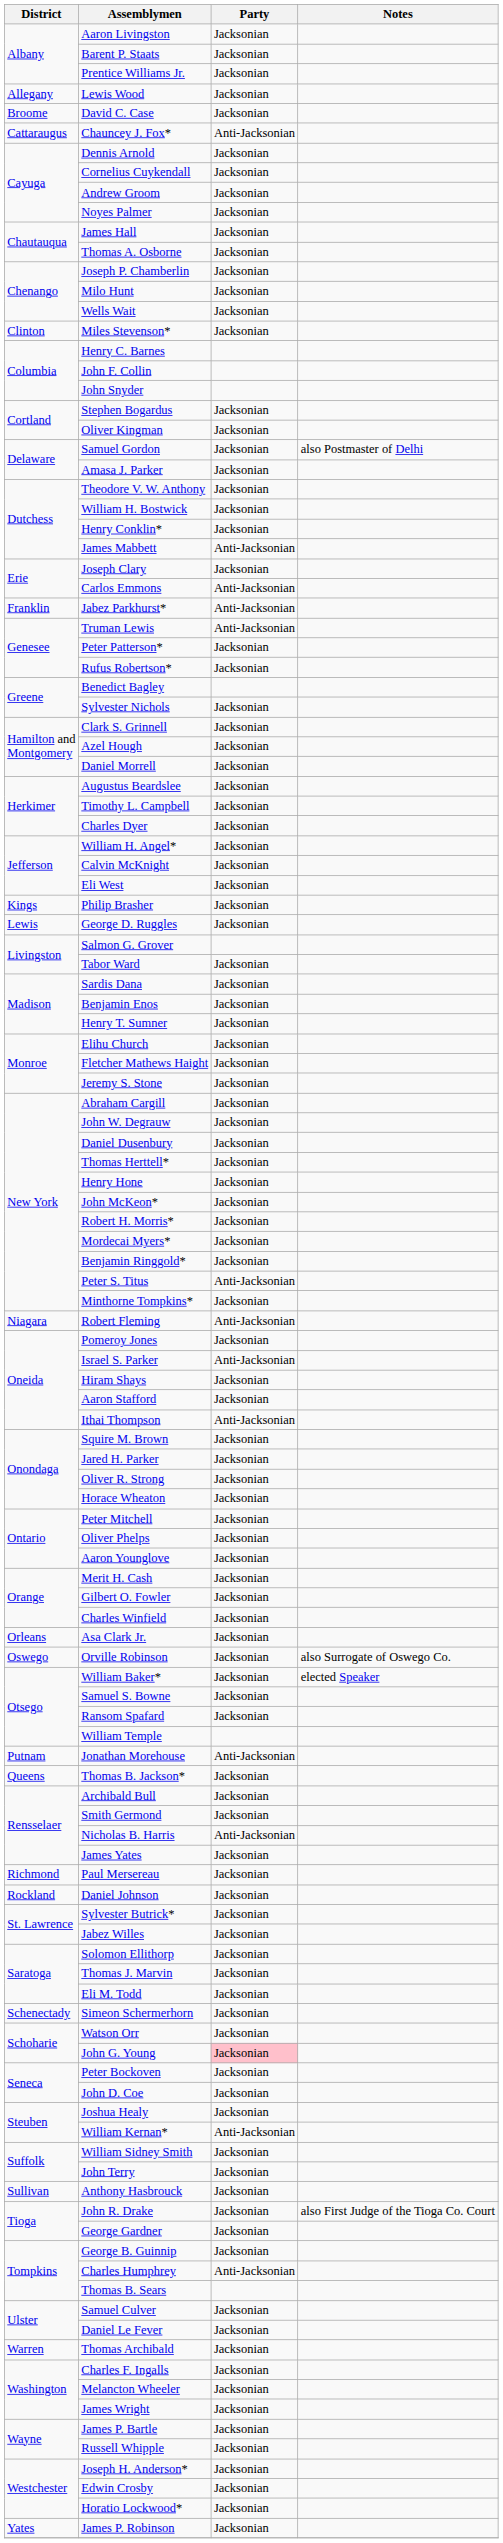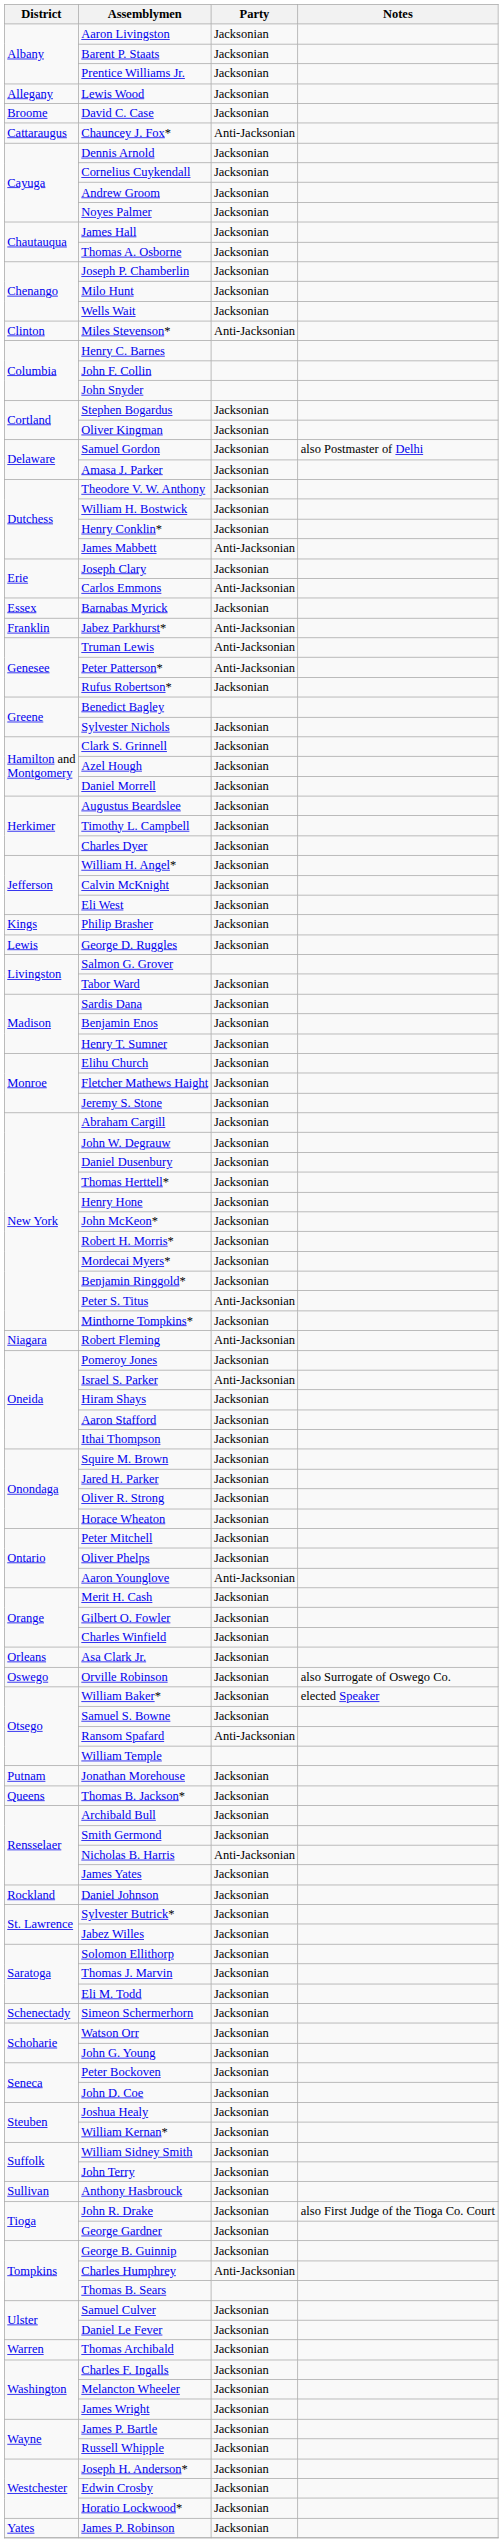(241, 331) Jacksonian -> (254, 331) Anti-Jacksonian
+ row: (124, 608)
(241, 647) Jacksonian -> (254, 667) Anti-Jacksonian
(254, 1419) Anti-Jacksonian -> (241, 1439) Jacksonian
(241, 1558) Jacksonian -> (254, 1578) Anti-Jacksonian
(241, 1716) Jacksonian -> (254, 1736) Anti-Jacksonian
(254, 1756) Anti-Jacksonian -> (241, 1775) Jacksonian
- row: (120, 1874)
(241, 2053) pink background -> (241, 2053) no background
(254, 2132) Anti-Jacksonian -> (241, 2132) Jacksonian
